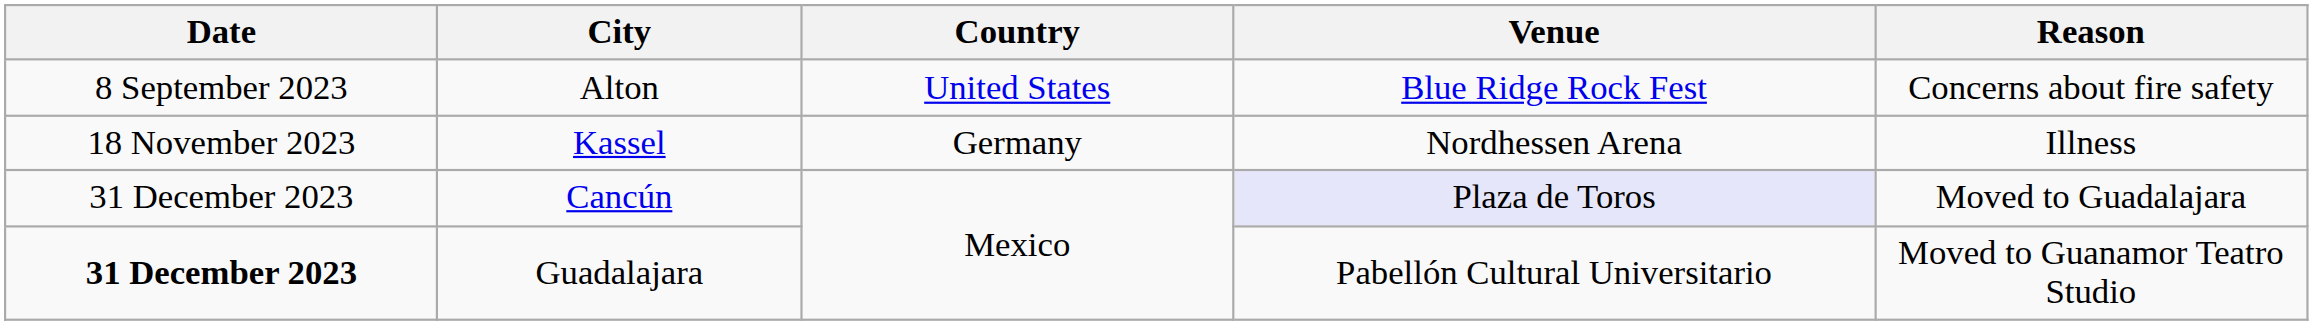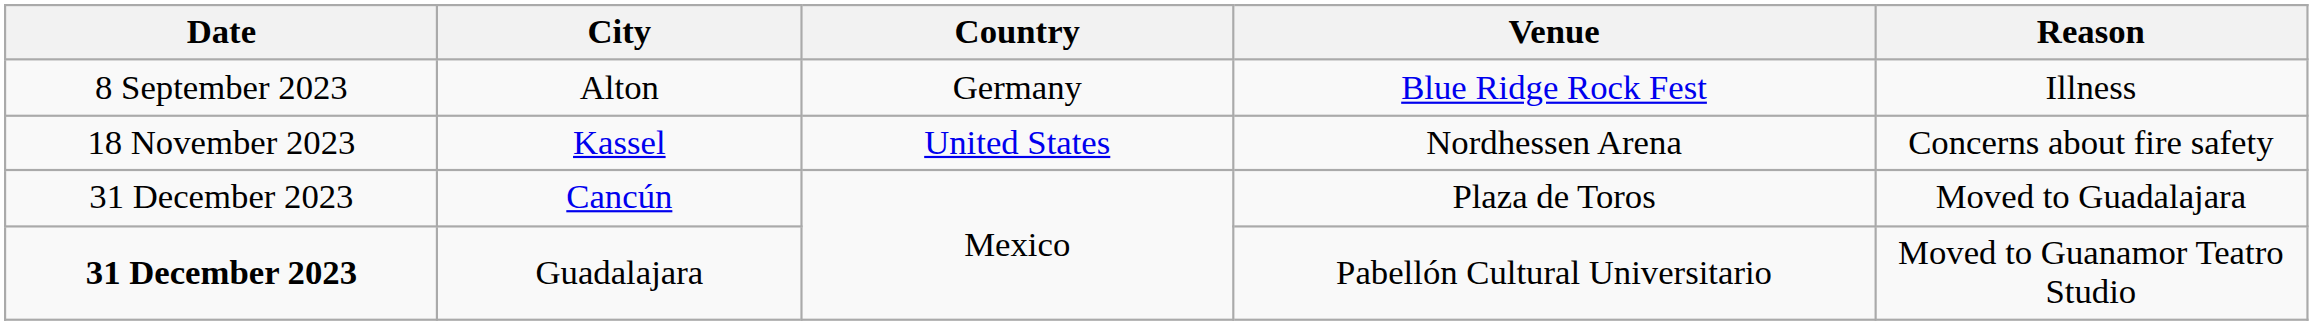(1017, 87) United States -> (1017, 87) Germany
(2091, 87) Concerns about fire safety -> (2091, 87) Illness
(1017, 142) Germany -> (1017, 142) United States
(2091, 142) Illness -> (2091, 142) Concerns about fire safety
(1554, 197) lavender background -> (1554, 197) no background
